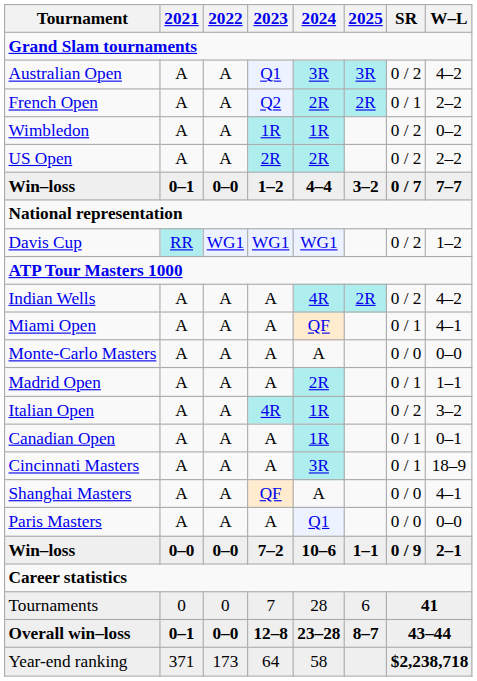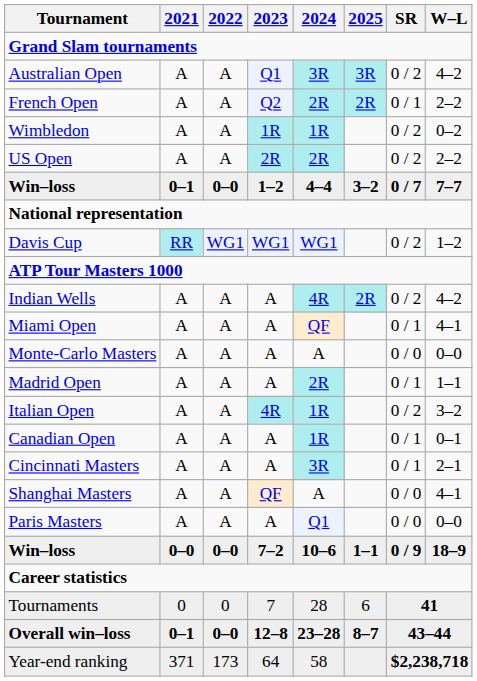(449, 465) 18–9 -> (449, 465) 2–1
(449, 549) 2–1 -> (449, 549) 18–9
